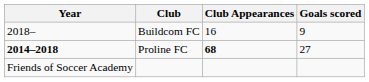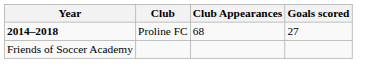- row: (169, 31)
(211, 49) bold -> (199, 31) normal
